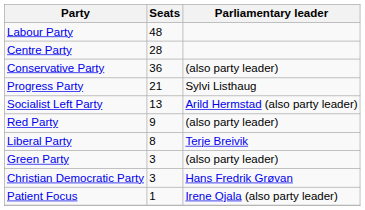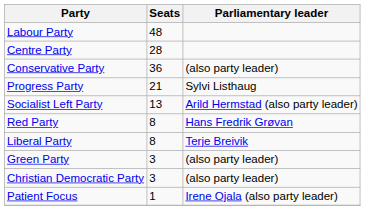(153, 123) 9 -> (153, 123) 8
(232, 123) (also party leader) -> (239, 123) Hans Fredrik Grøvan
(239, 178) Hans Fredrik Grøvan -> (232, 178) (also party leader)
